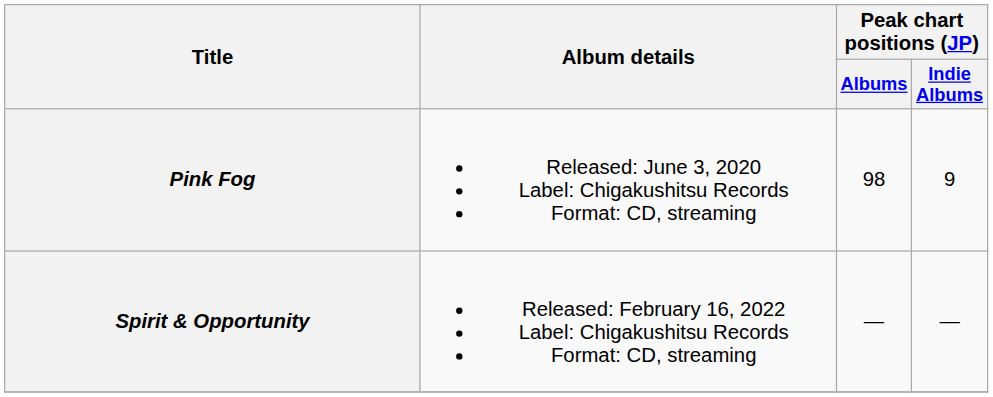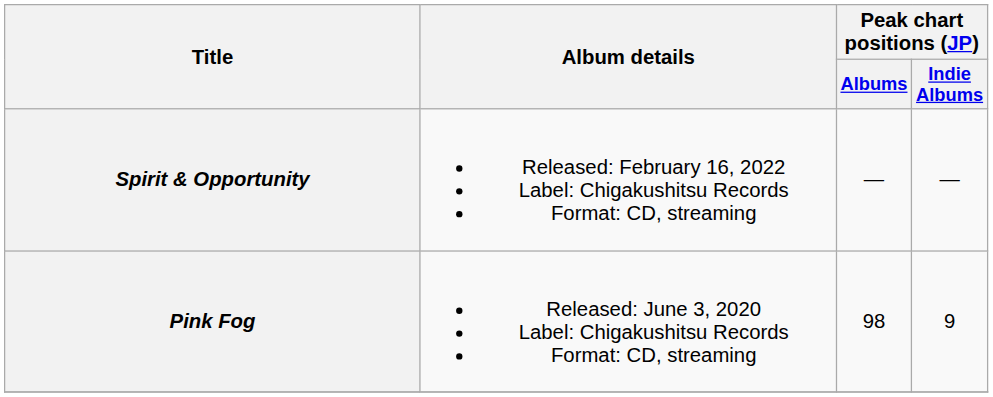rows swapped: (213, 179) <-> (213, 320)
